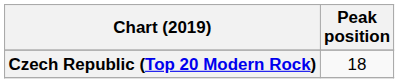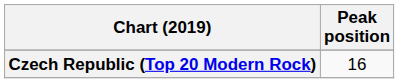(357, 63) 18 -> (357, 63) 16
